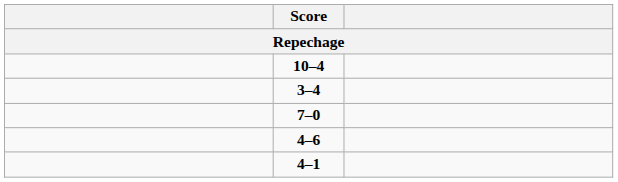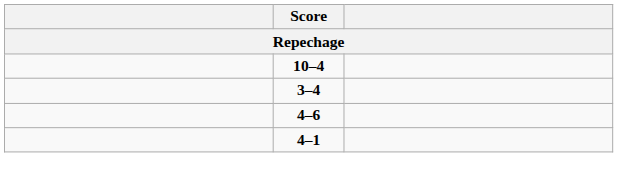- row: (309, 115)
